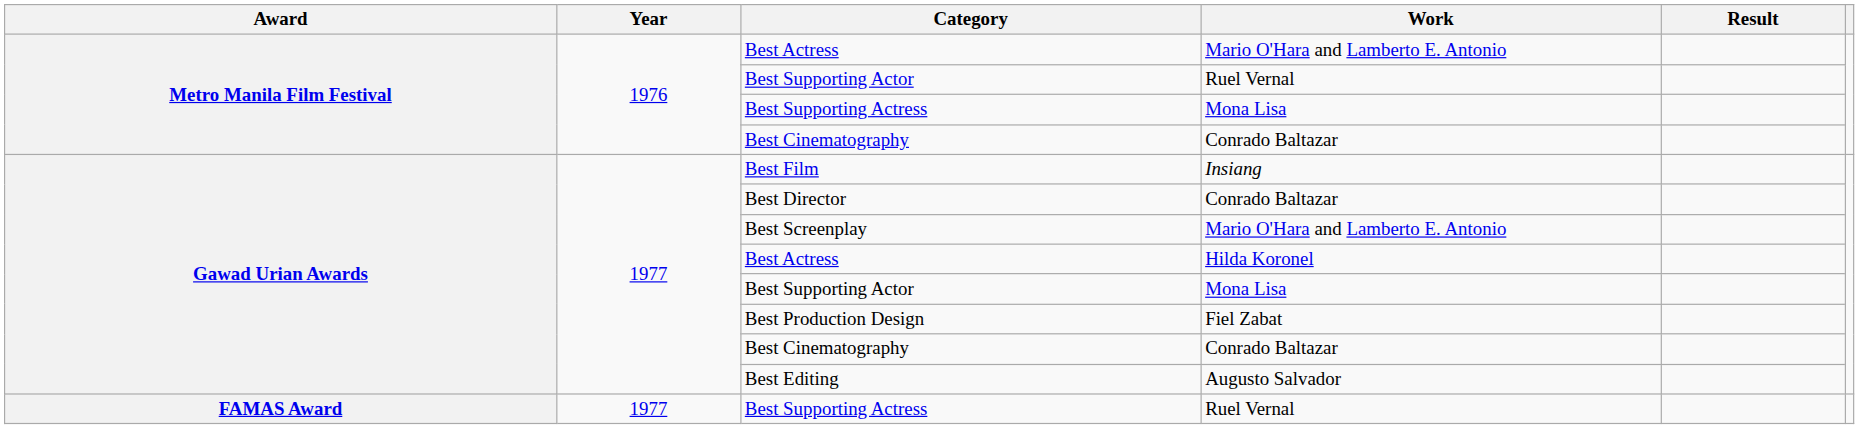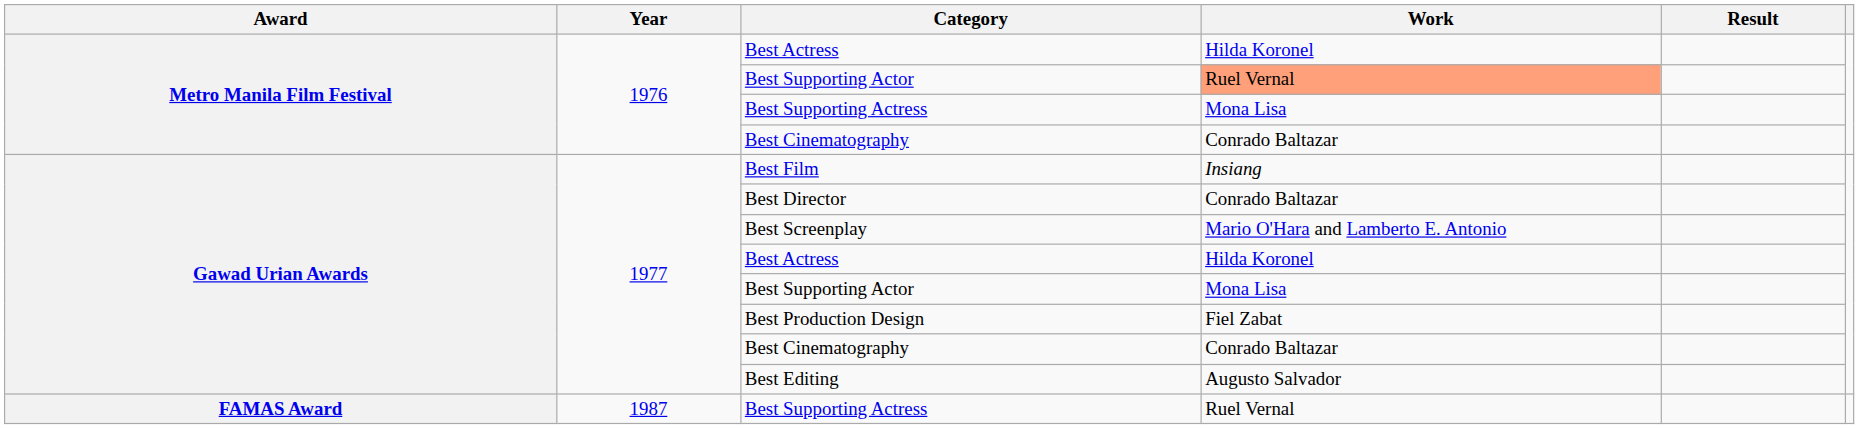(1356, 49) Mario O'Hara and Lamberto E. Antonio -> (1259, 49) Hilda Koronel
(1250, 79) no background -> (1250, 79) lightsalmon background
(648, 408) 1977 -> (648, 408) 1987
